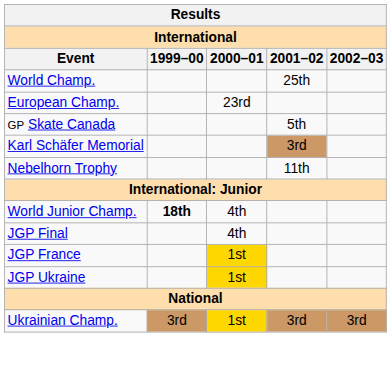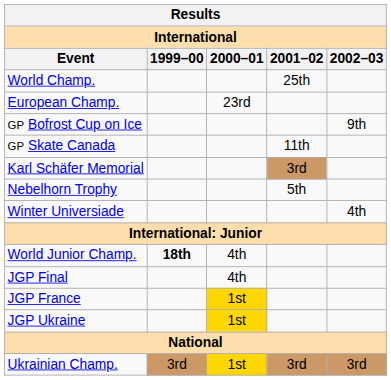+ row: (75, 124)
(297, 124) 5th -> (297, 146) 11th
(297, 168) 11th -> (297, 189) 5th
+ row: (66, 211)
